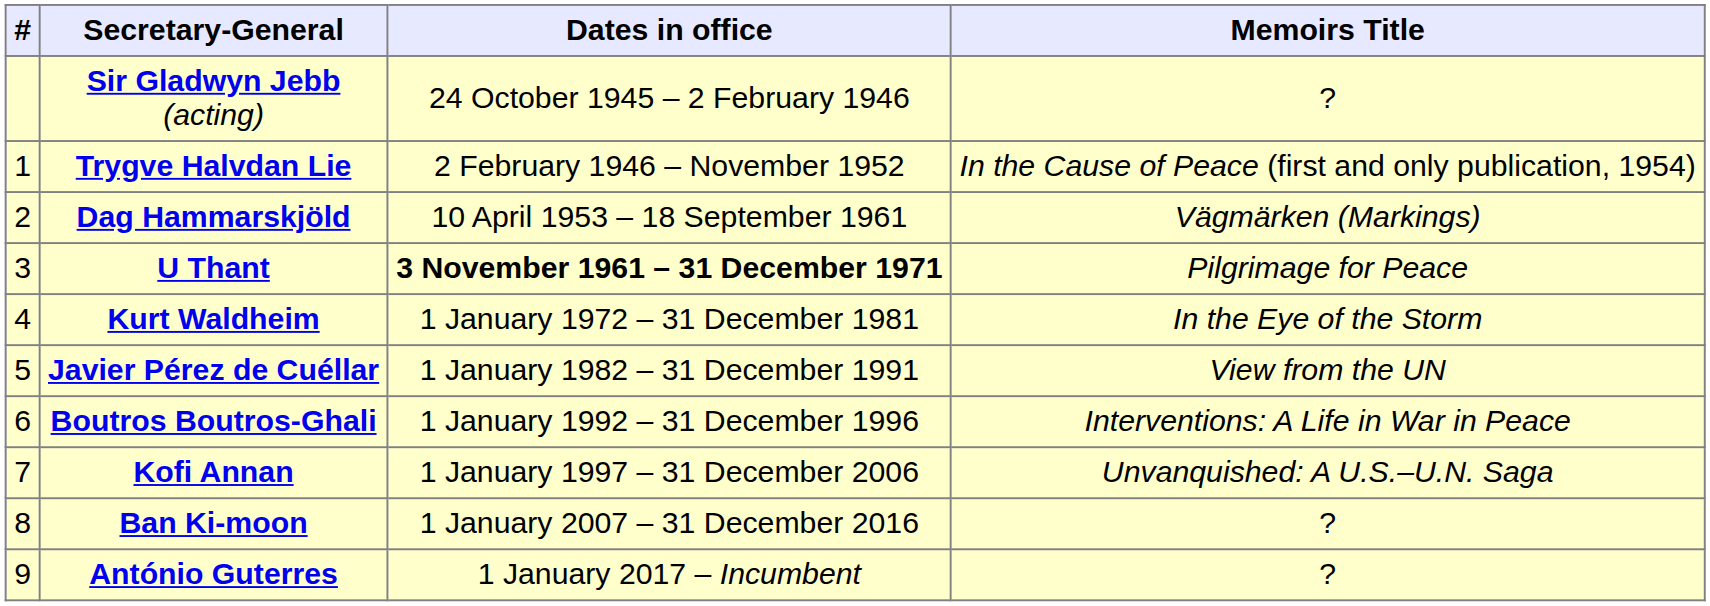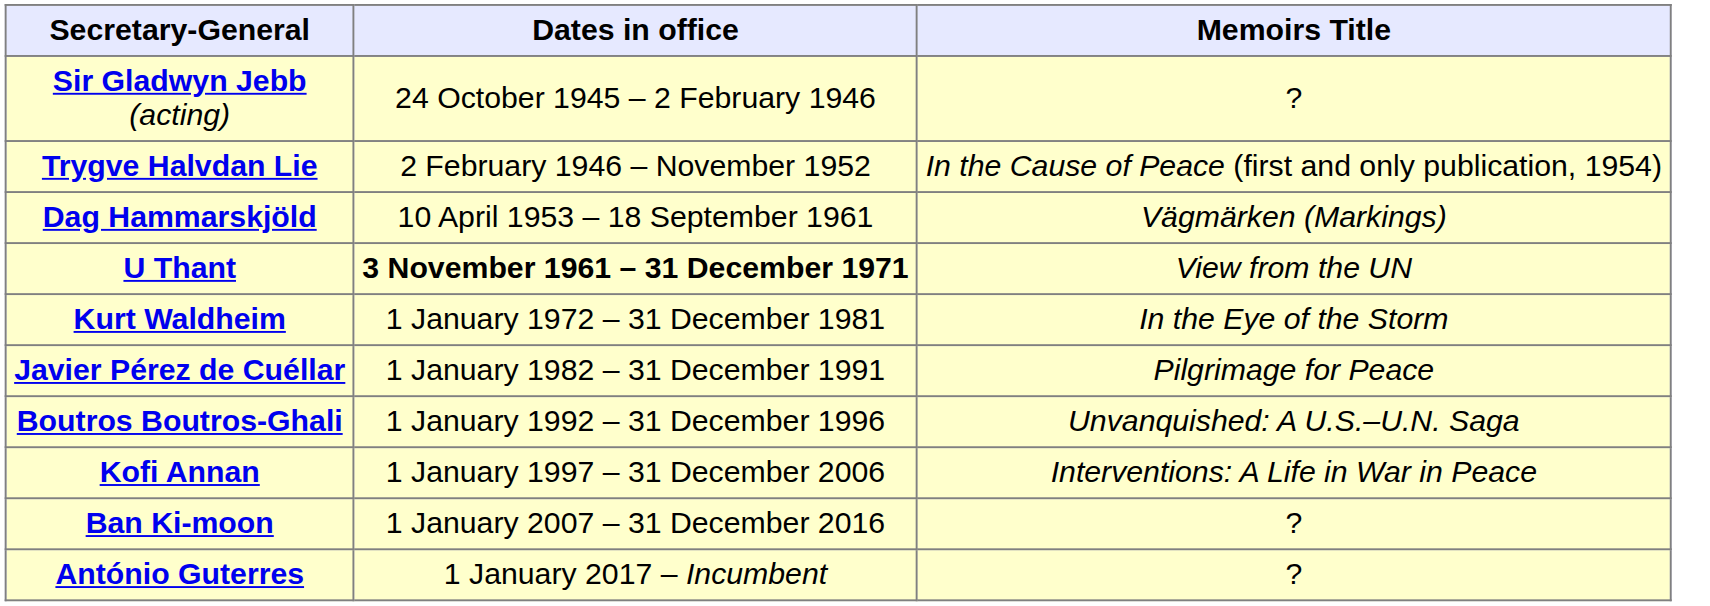- column: (23, 30)
(1328, 268) Pilgrimage for Peace -> (1294, 268) View from the UN
(1328, 370) View from the UN -> (1294, 370) Pilgrimage for Peace
(1328, 421) Interventions: A Life in War in Peace -> (1294, 421) Unvanquished: A U.S.–U.N. Saga
(1328, 472) Unvanquished: A U.S.–U.N. Saga -> (1294, 472) Interventions: A Life in War in Peace
